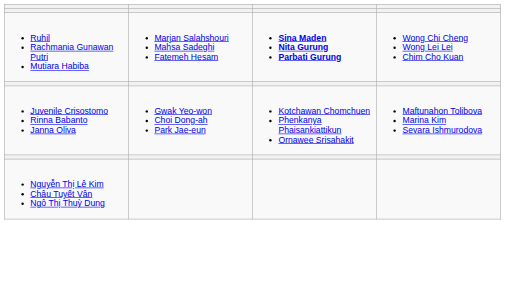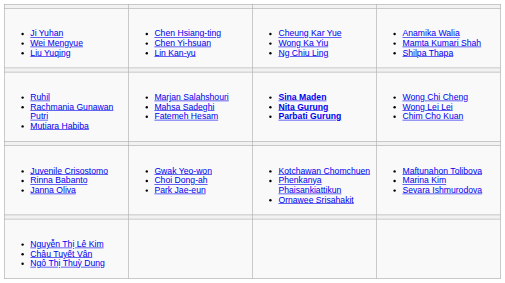+ row: (66, 43)
